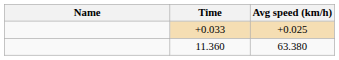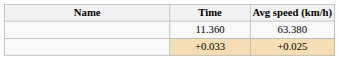rows swapped: (210, 47) <-> (210, 30)
